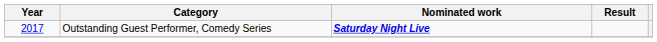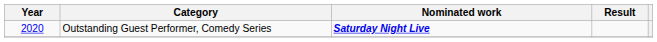(32, 28) 2017 -> (32, 28) 2020
